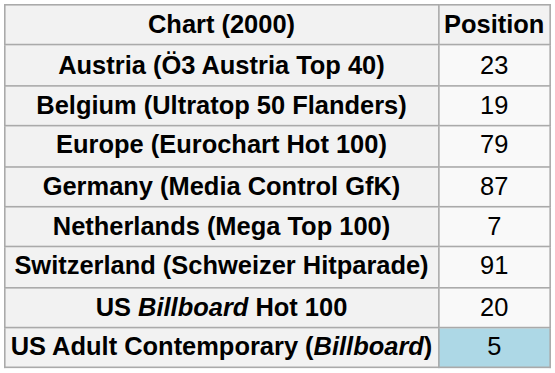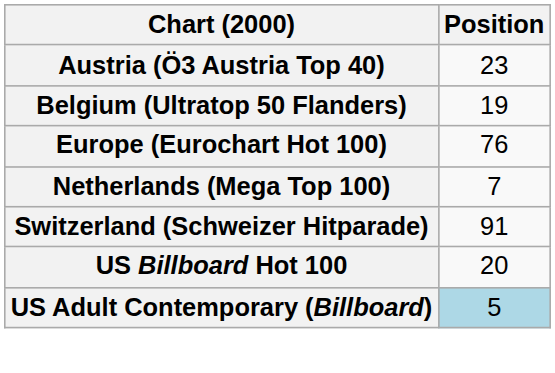(494, 145) 79 -> (494, 145) 76
- row: (221, 186)
